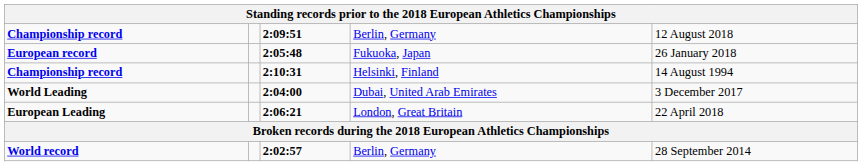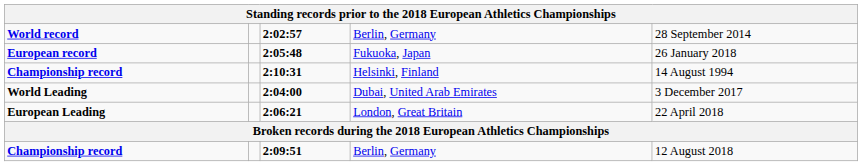rows swapped: (282, 151) <-> (282, 33)
